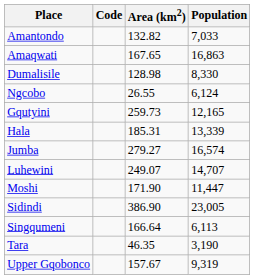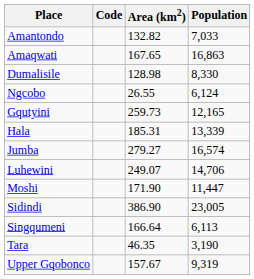(208, 169) 14,707 -> (208, 169) 14,706
